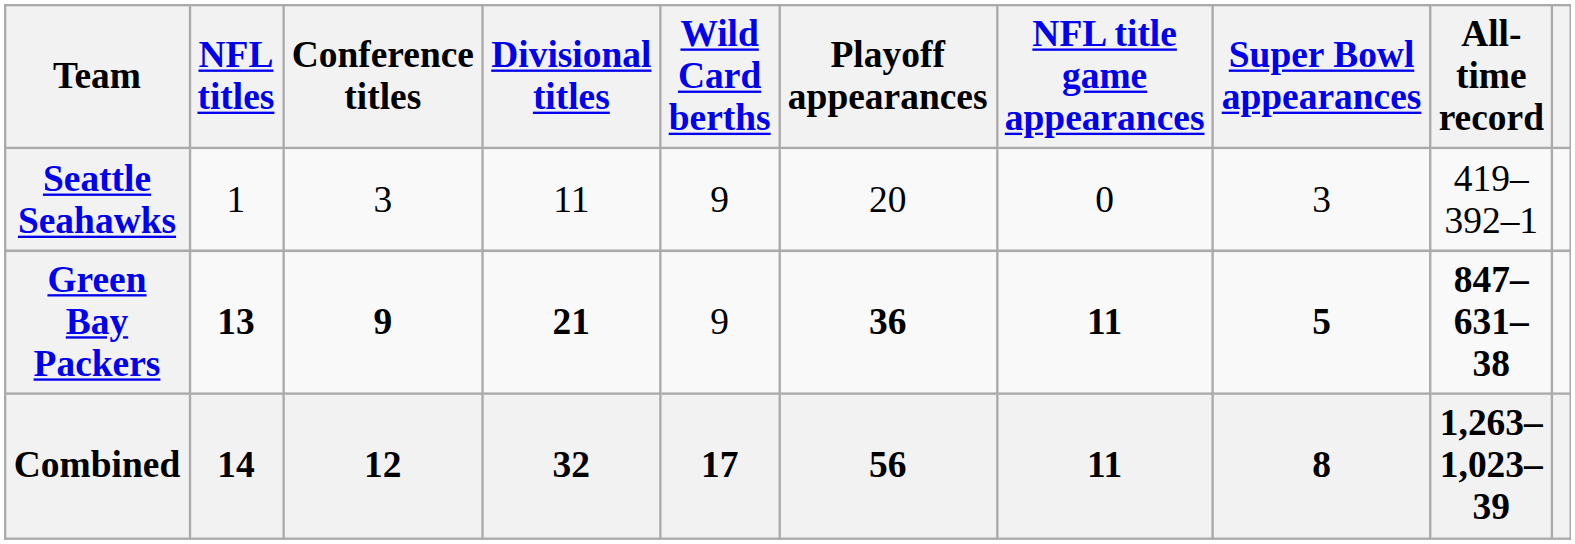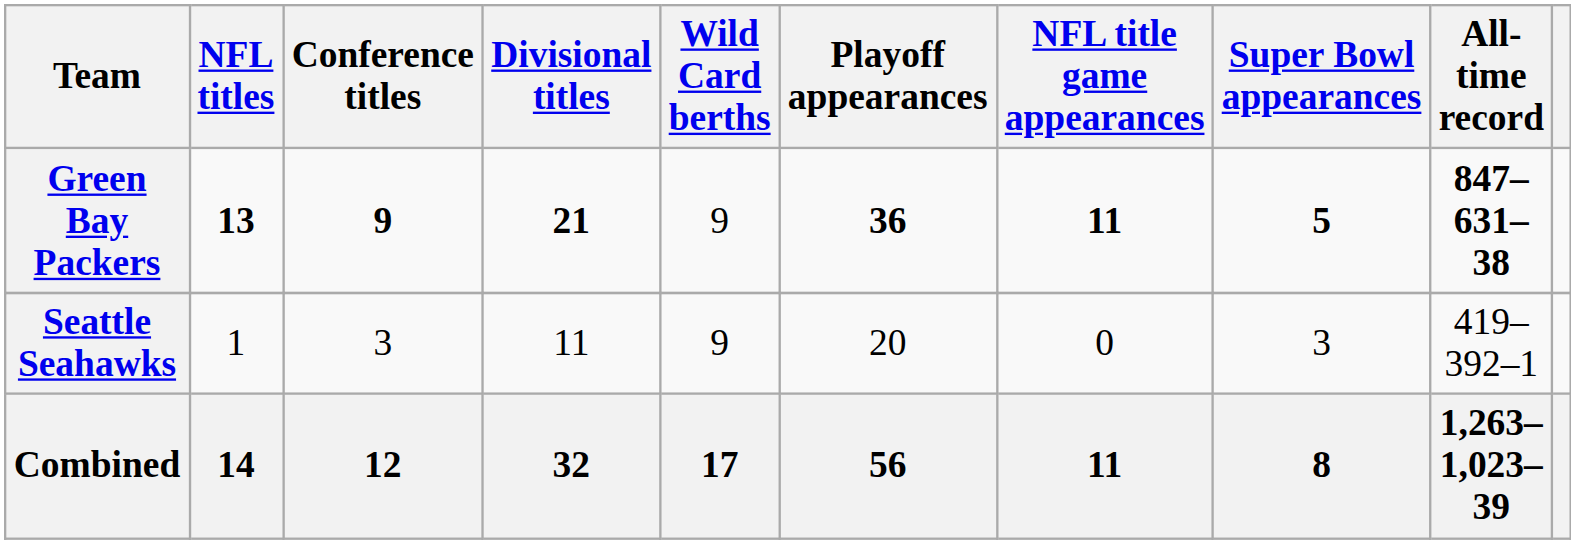rows swapped: (97, 321) <-> (97, 198)
